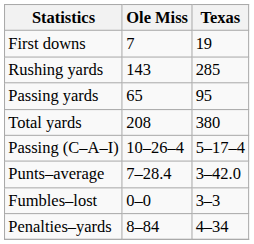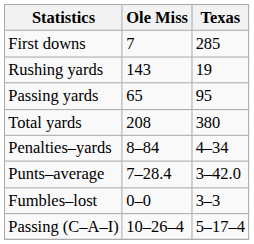(204, 43) 19 -> (208, 43) 285
(208, 69) 285 -> (204, 69) 19
rows swapped: (63, 148) <-> (60, 226)
